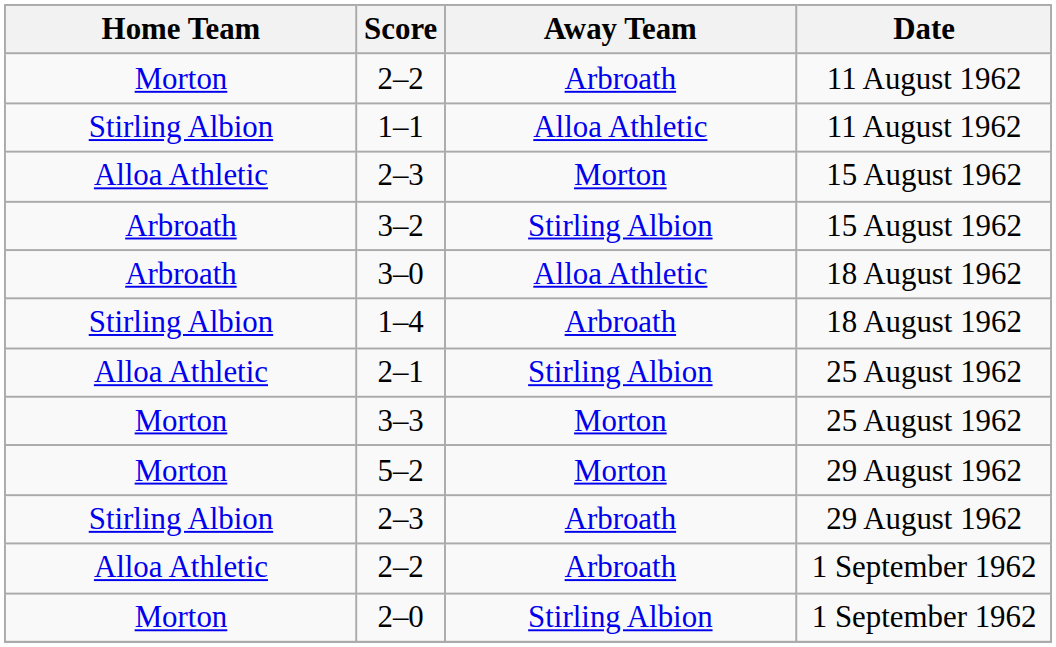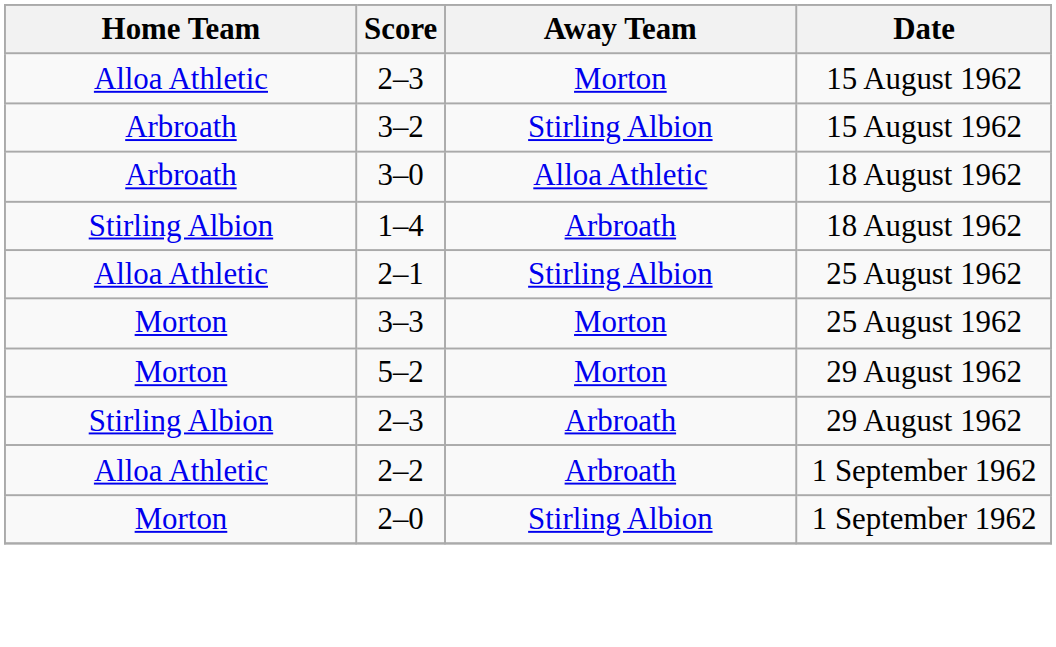- row: (401, 77)
- row: (401, 126)
